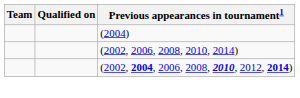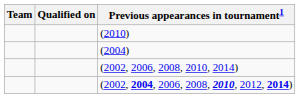+ row: (115, 33)
